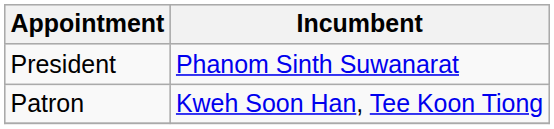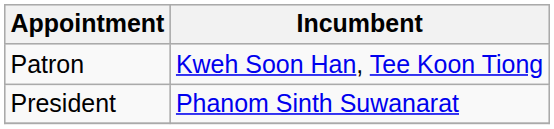rows swapped: (47, 103) <-> (63, 63)
